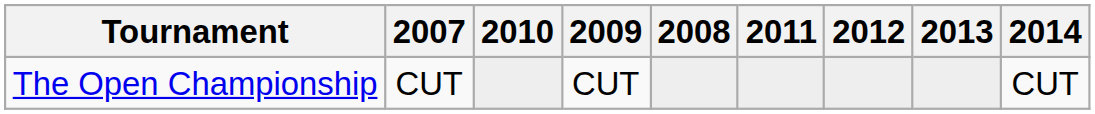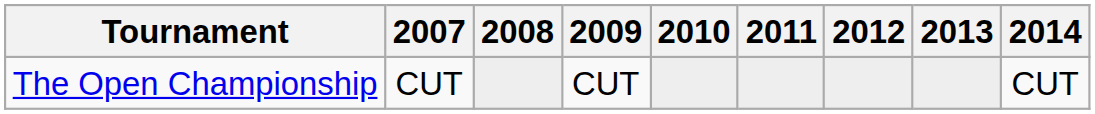columns swapped: (694, 31) <-> (517, 31)
